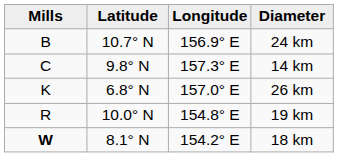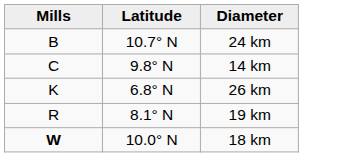- column: (210, 16)
(128, 115) 10.0° N -> (152, 115) 8.1° N
(128, 139) 8.1° N -> (152, 139) 10.0° N
